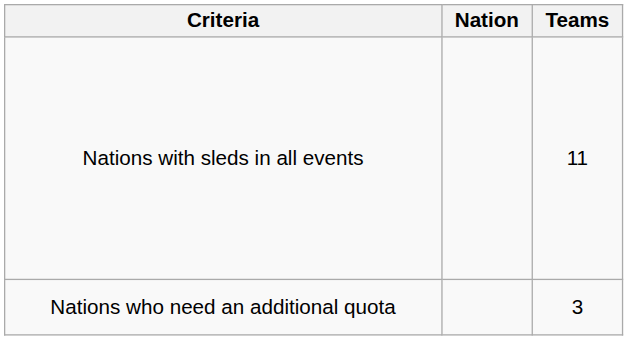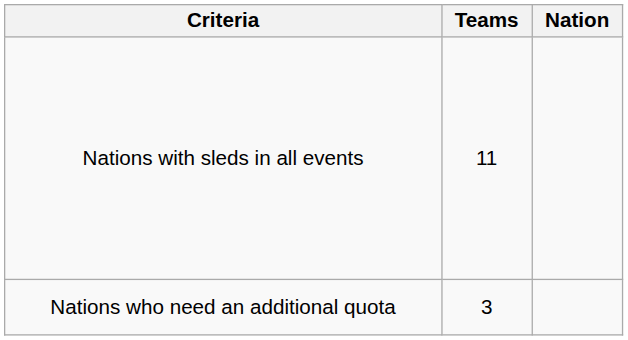columns swapped: (577, 20) <-> (487, 20)
